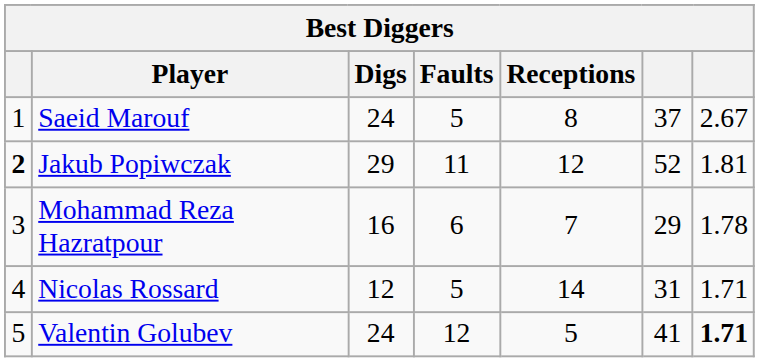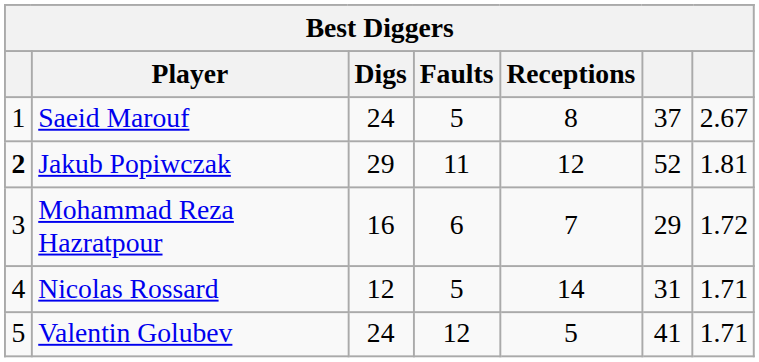(724, 226) 1.78 -> (724, 226) 1.72
(724, 333) bold -> (724, 333) normal
